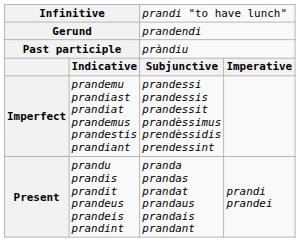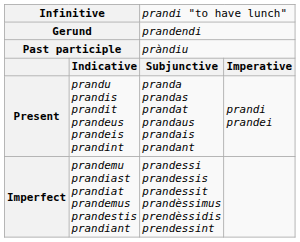rows swapped: (37, 197) <-> (37, 116)
